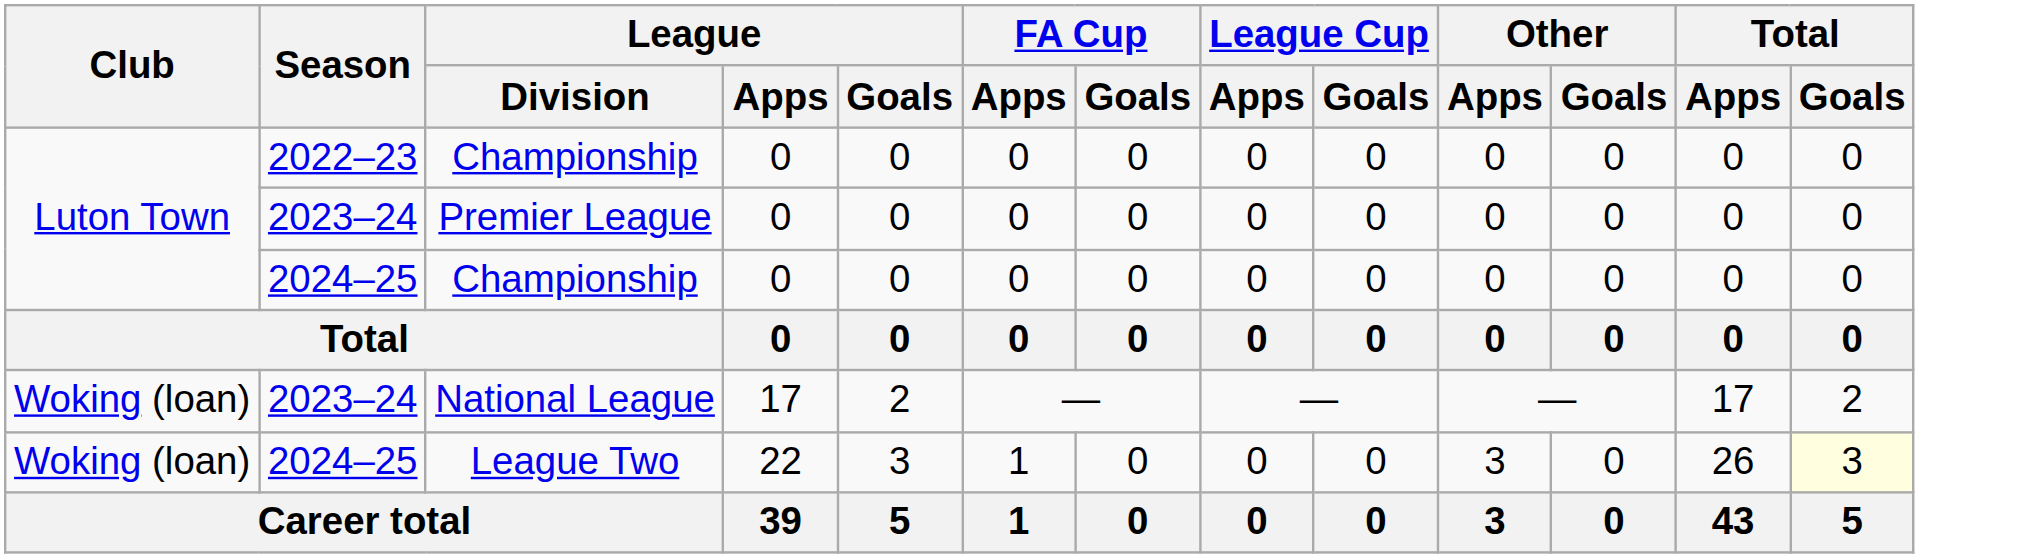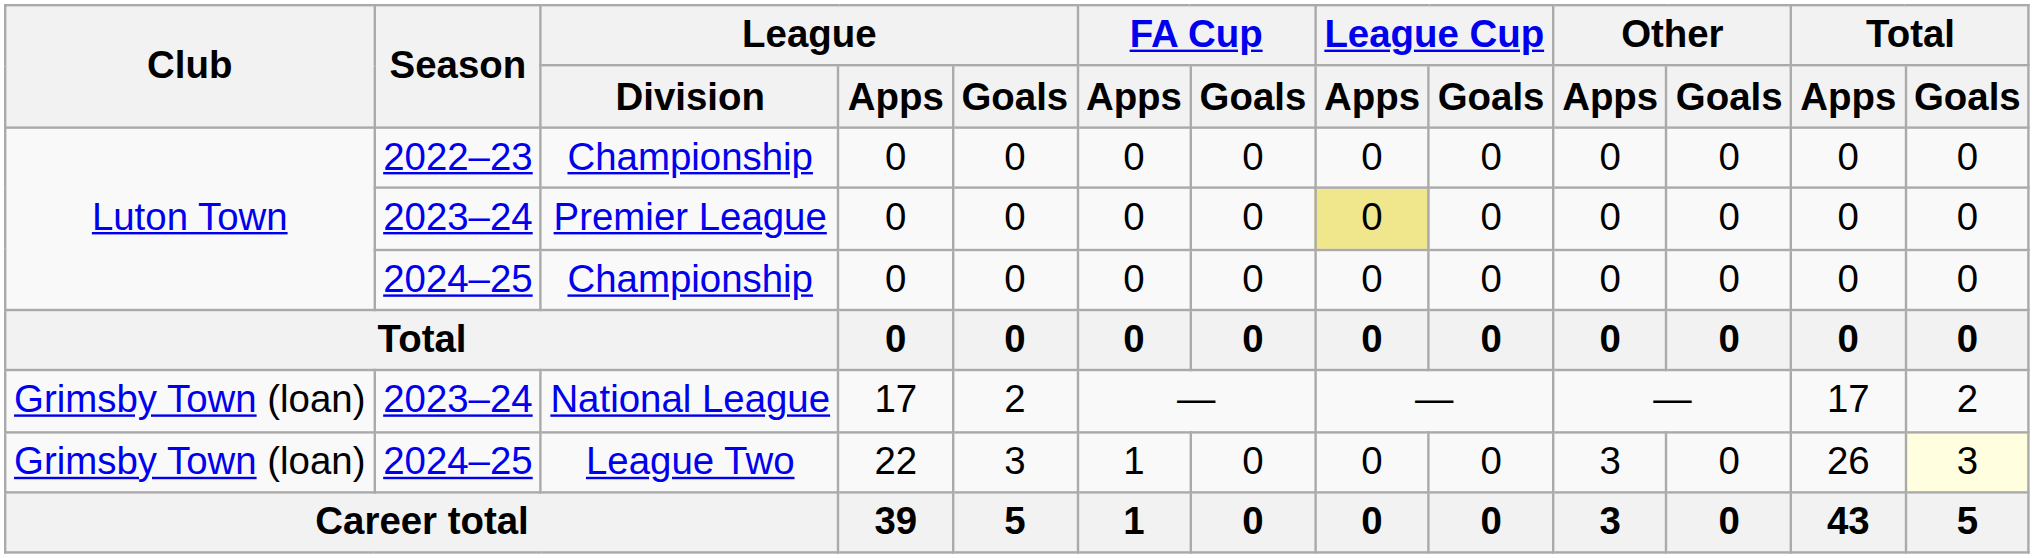(1257, 217) no background -> (1372, 217) khaki background
(132, 400) Woking (loan) -> (190, 400) Grimsby Town (loan)
(132, 461) Woking (loan) -> (190, 461) Grimsby Town (loan)
